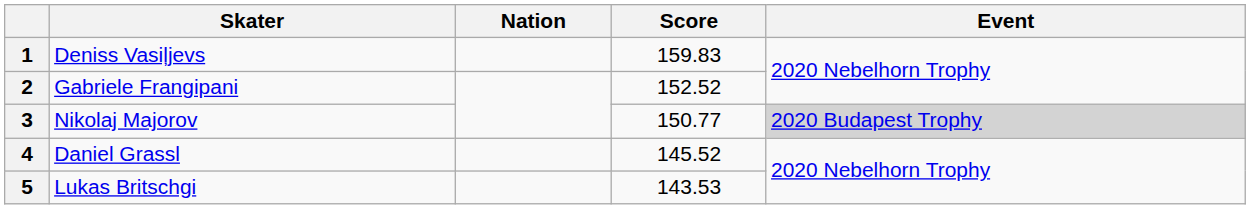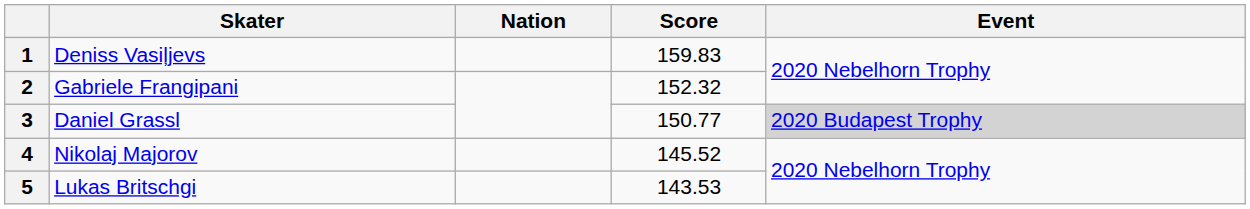(689, 87) 152.52 -> (689, 87) 152.32
(126, 120) Nikolaj Majorov -> (117, 120) Daniel Grassl
(117, 154) Daniel Grassl -> (126, 154) Nikolaj Majorov
